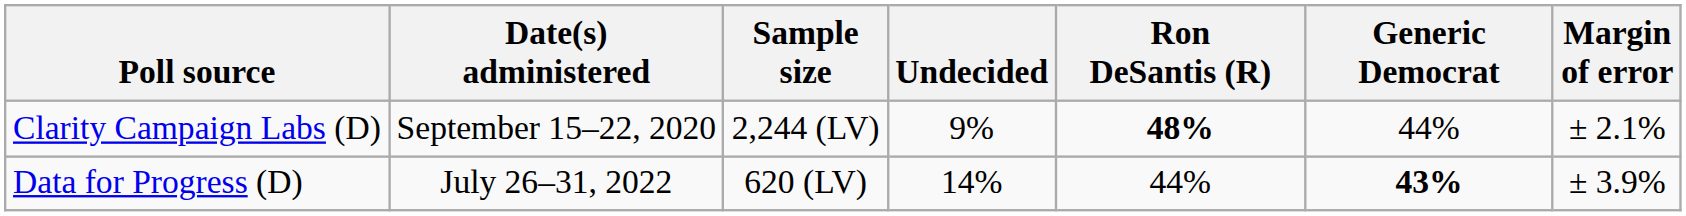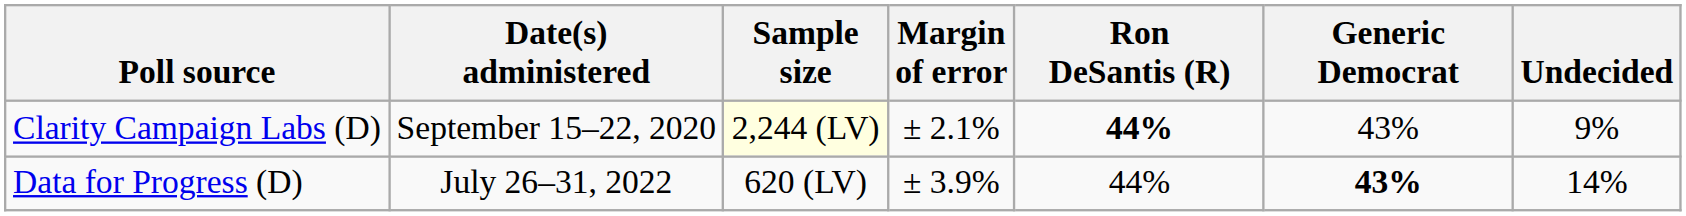columns swapped: (1617, 52) <-> (972, 72)
(806, 127) no background -> (806, 127) lightyellow background
(1180, 127) 48% -> (1140, 127) 44%
(1429, 127) 44% -> (1388, 127) 43%
